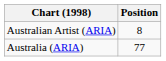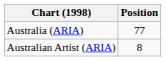rows swapped: (45, 47) <-> (61, 30)
